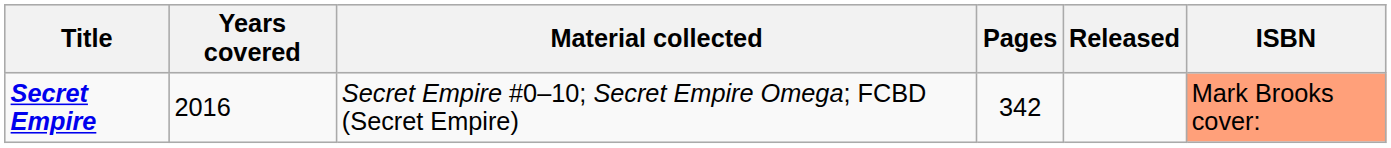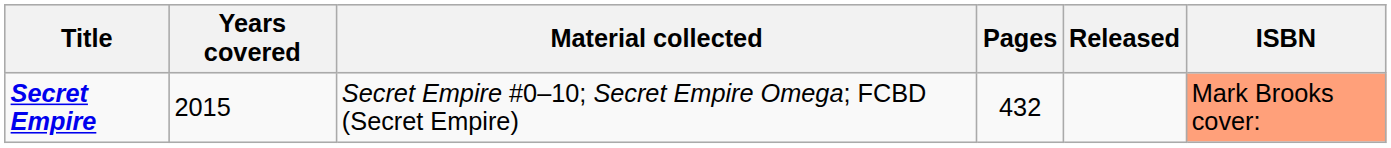(203, 107) 2016 -> (203, 107) 2015
(1020, 107) 342 -> (1020, 107) 432
